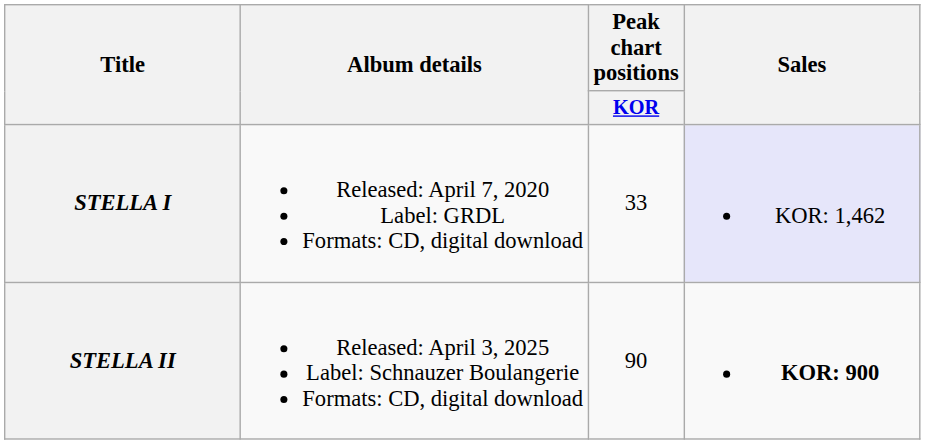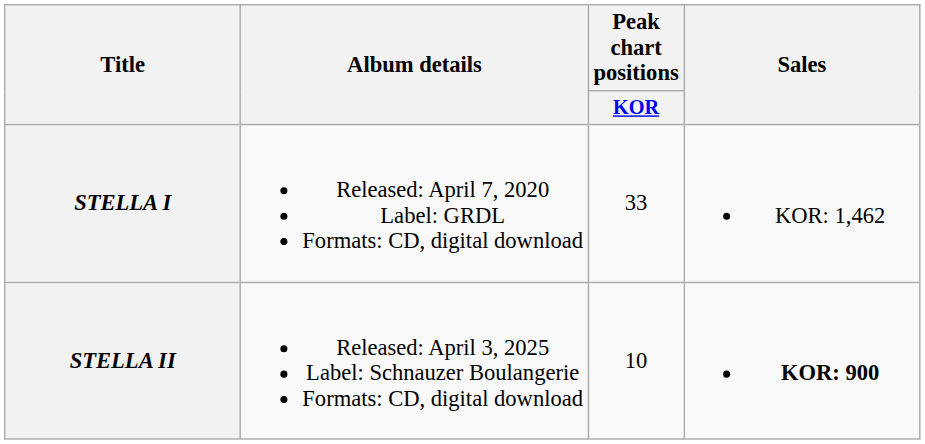(802, 216) lavender background -> (802, 216) no background
(636, 360) 90 -> (636, 360) 10
